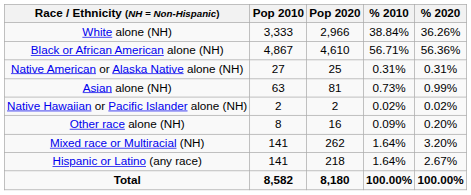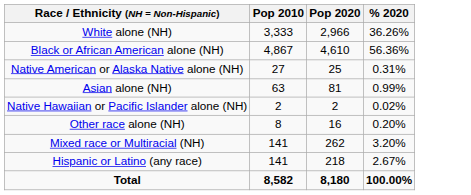- column: (389, 13)
